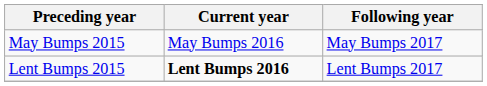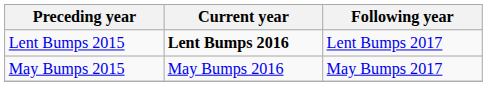rows swapped: (67, 68) <-> (67, 42)
